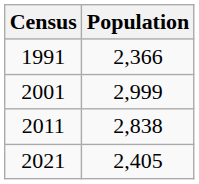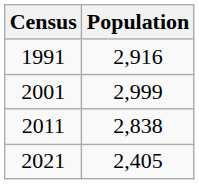(138, 56) 2,366 -> (138, 56) 2,916
